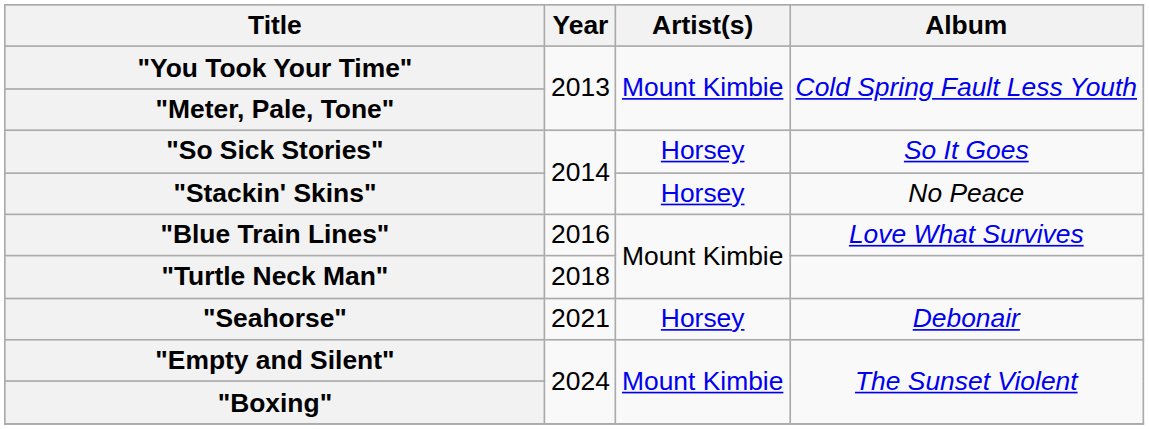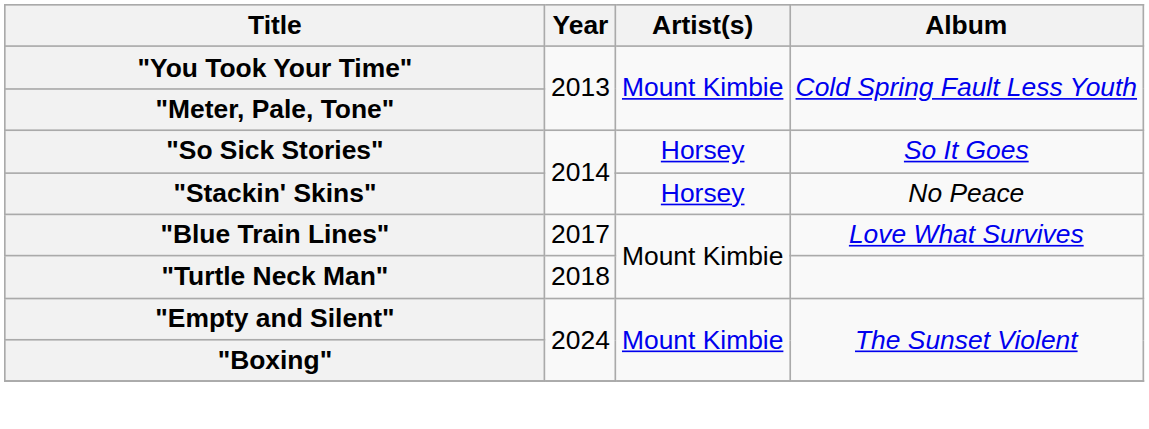(580, 234) 2016 -> (580, 234) 2017
- row: (275, 318)
